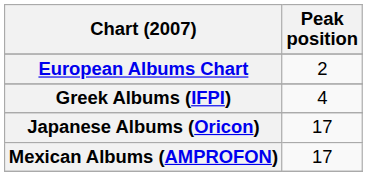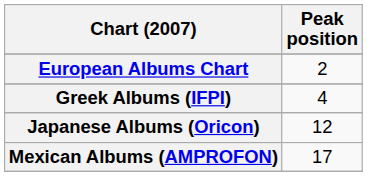(322, 127) 17 -> (322, 127) 12
